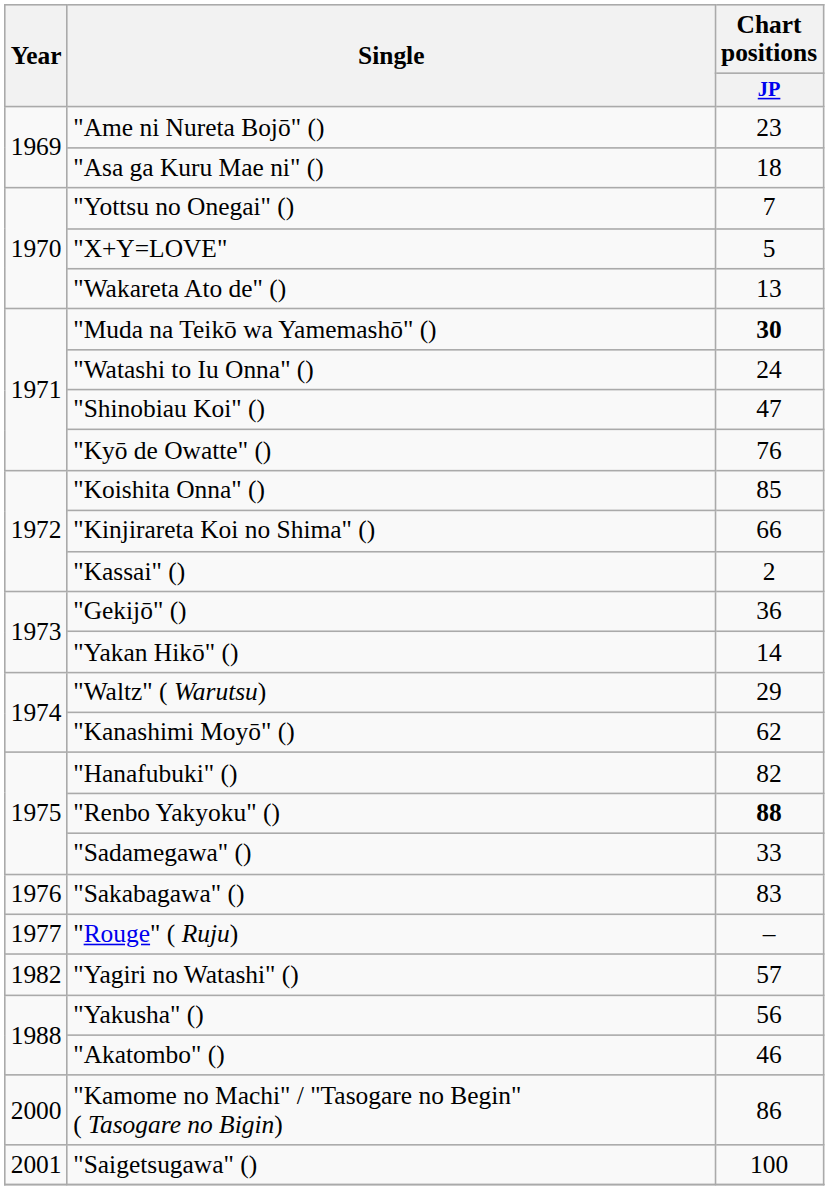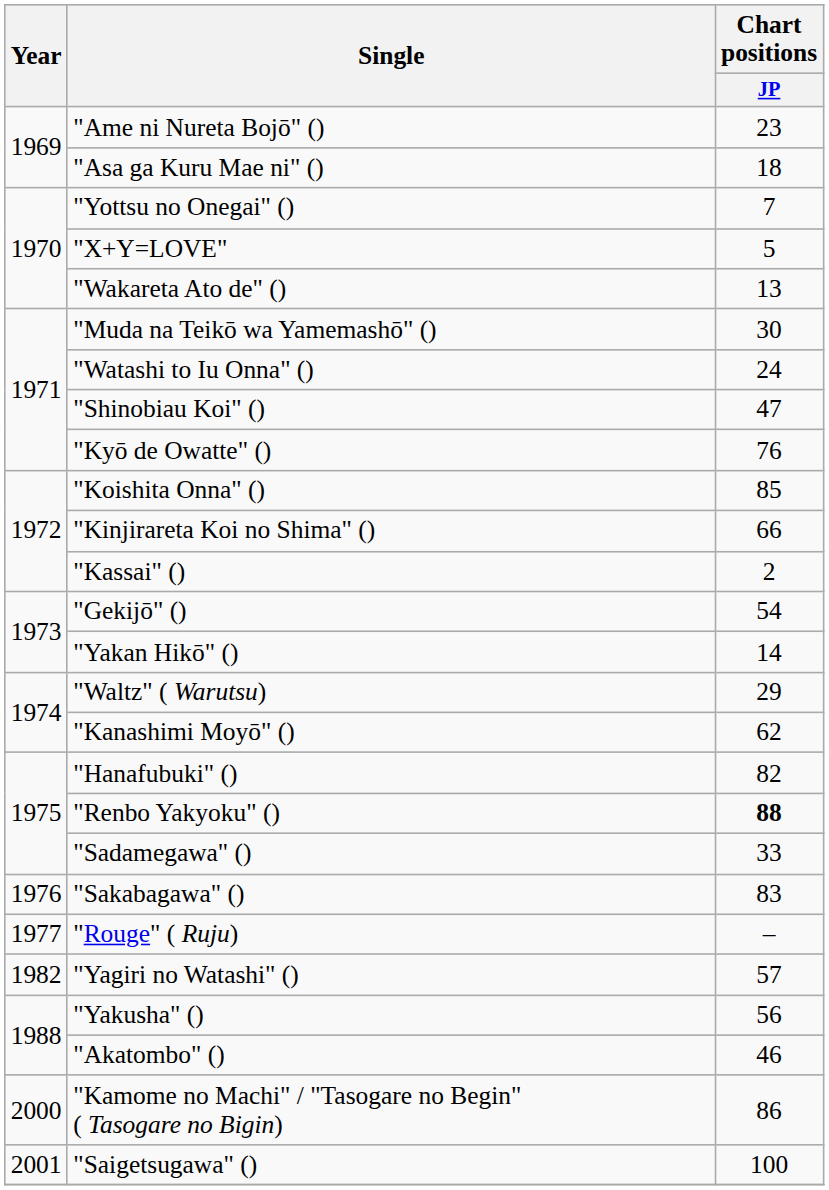(769, 328) bold -> (769, 328) normal
(769, 611) 36 -> (769, 611) 54
